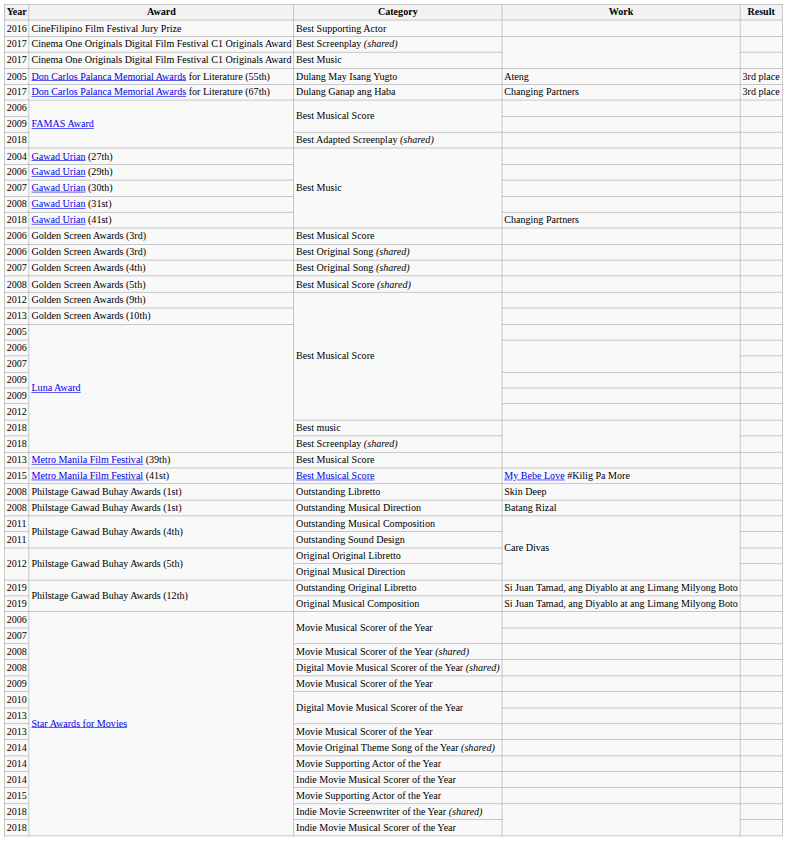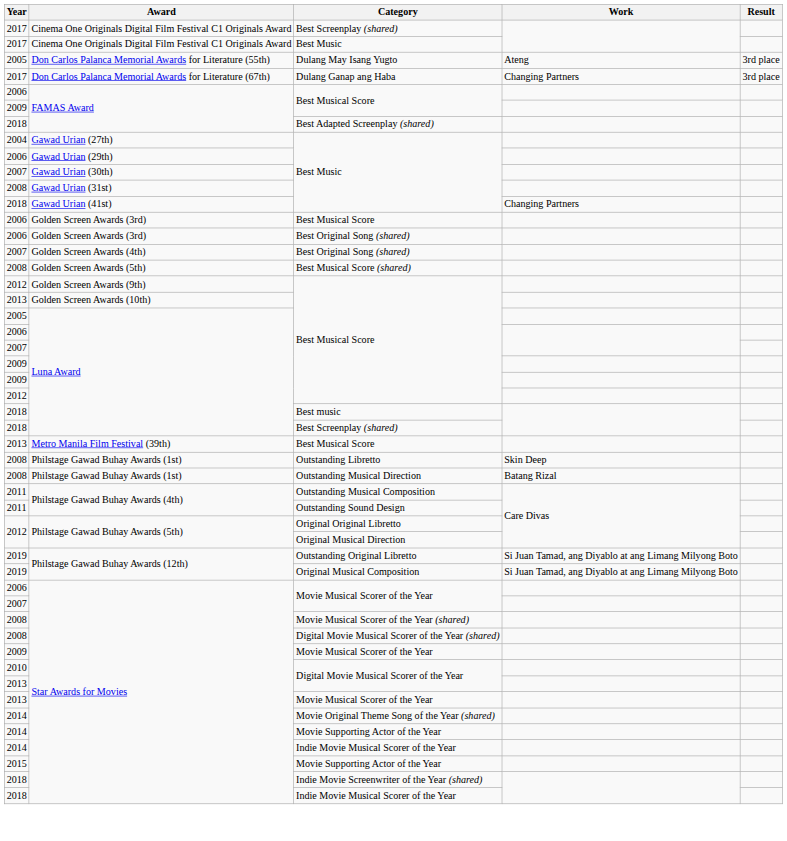- row: (17, 28)
- row: (17, 476)
